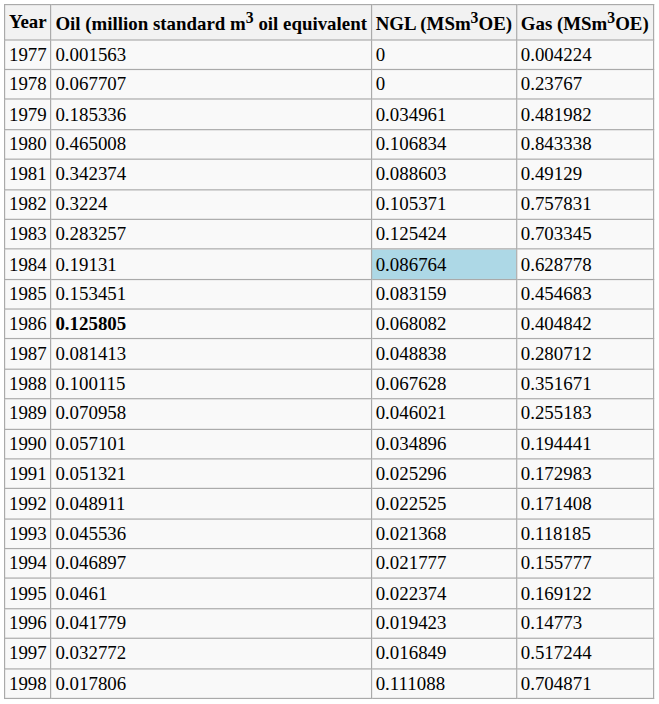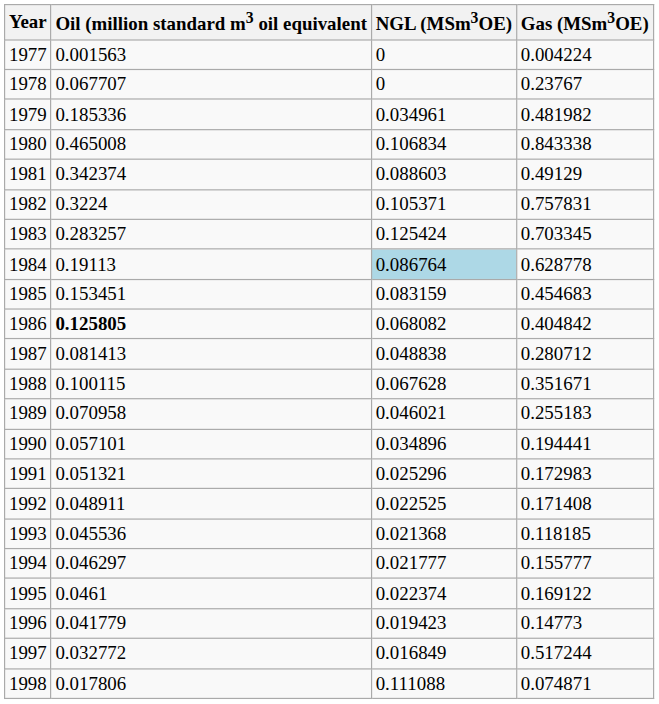(86, 264) 0.19131 -> (86, 264) 0.19113
(91, 563) 0.046897 -> (91, 563) 0.046297
(556, 683) 0.704871 -> (556, 683) 0.074871
